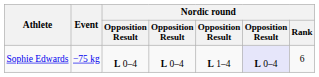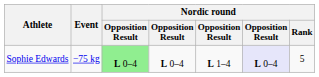(125, 65) no background -> (125, 65) lightgreen background
(302, 59) 6 -> (302, 59) 5
